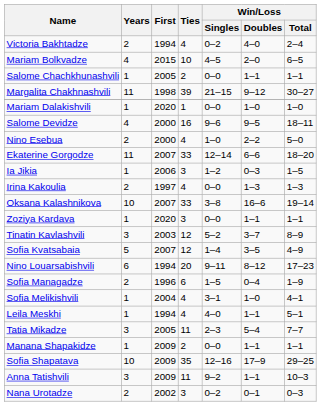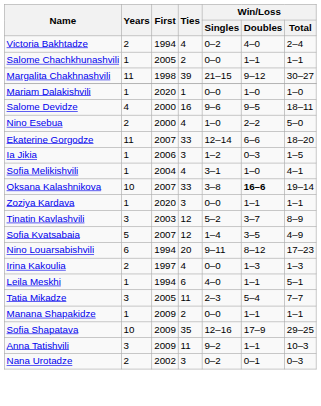- row: (47, 59)
rows swapped: (36, 186) <-> (42, 297)
(255, 202) normal -> (255, 186) bold
- row: (45, 281)
(183, 313) 4 -> (183, 281) 6
